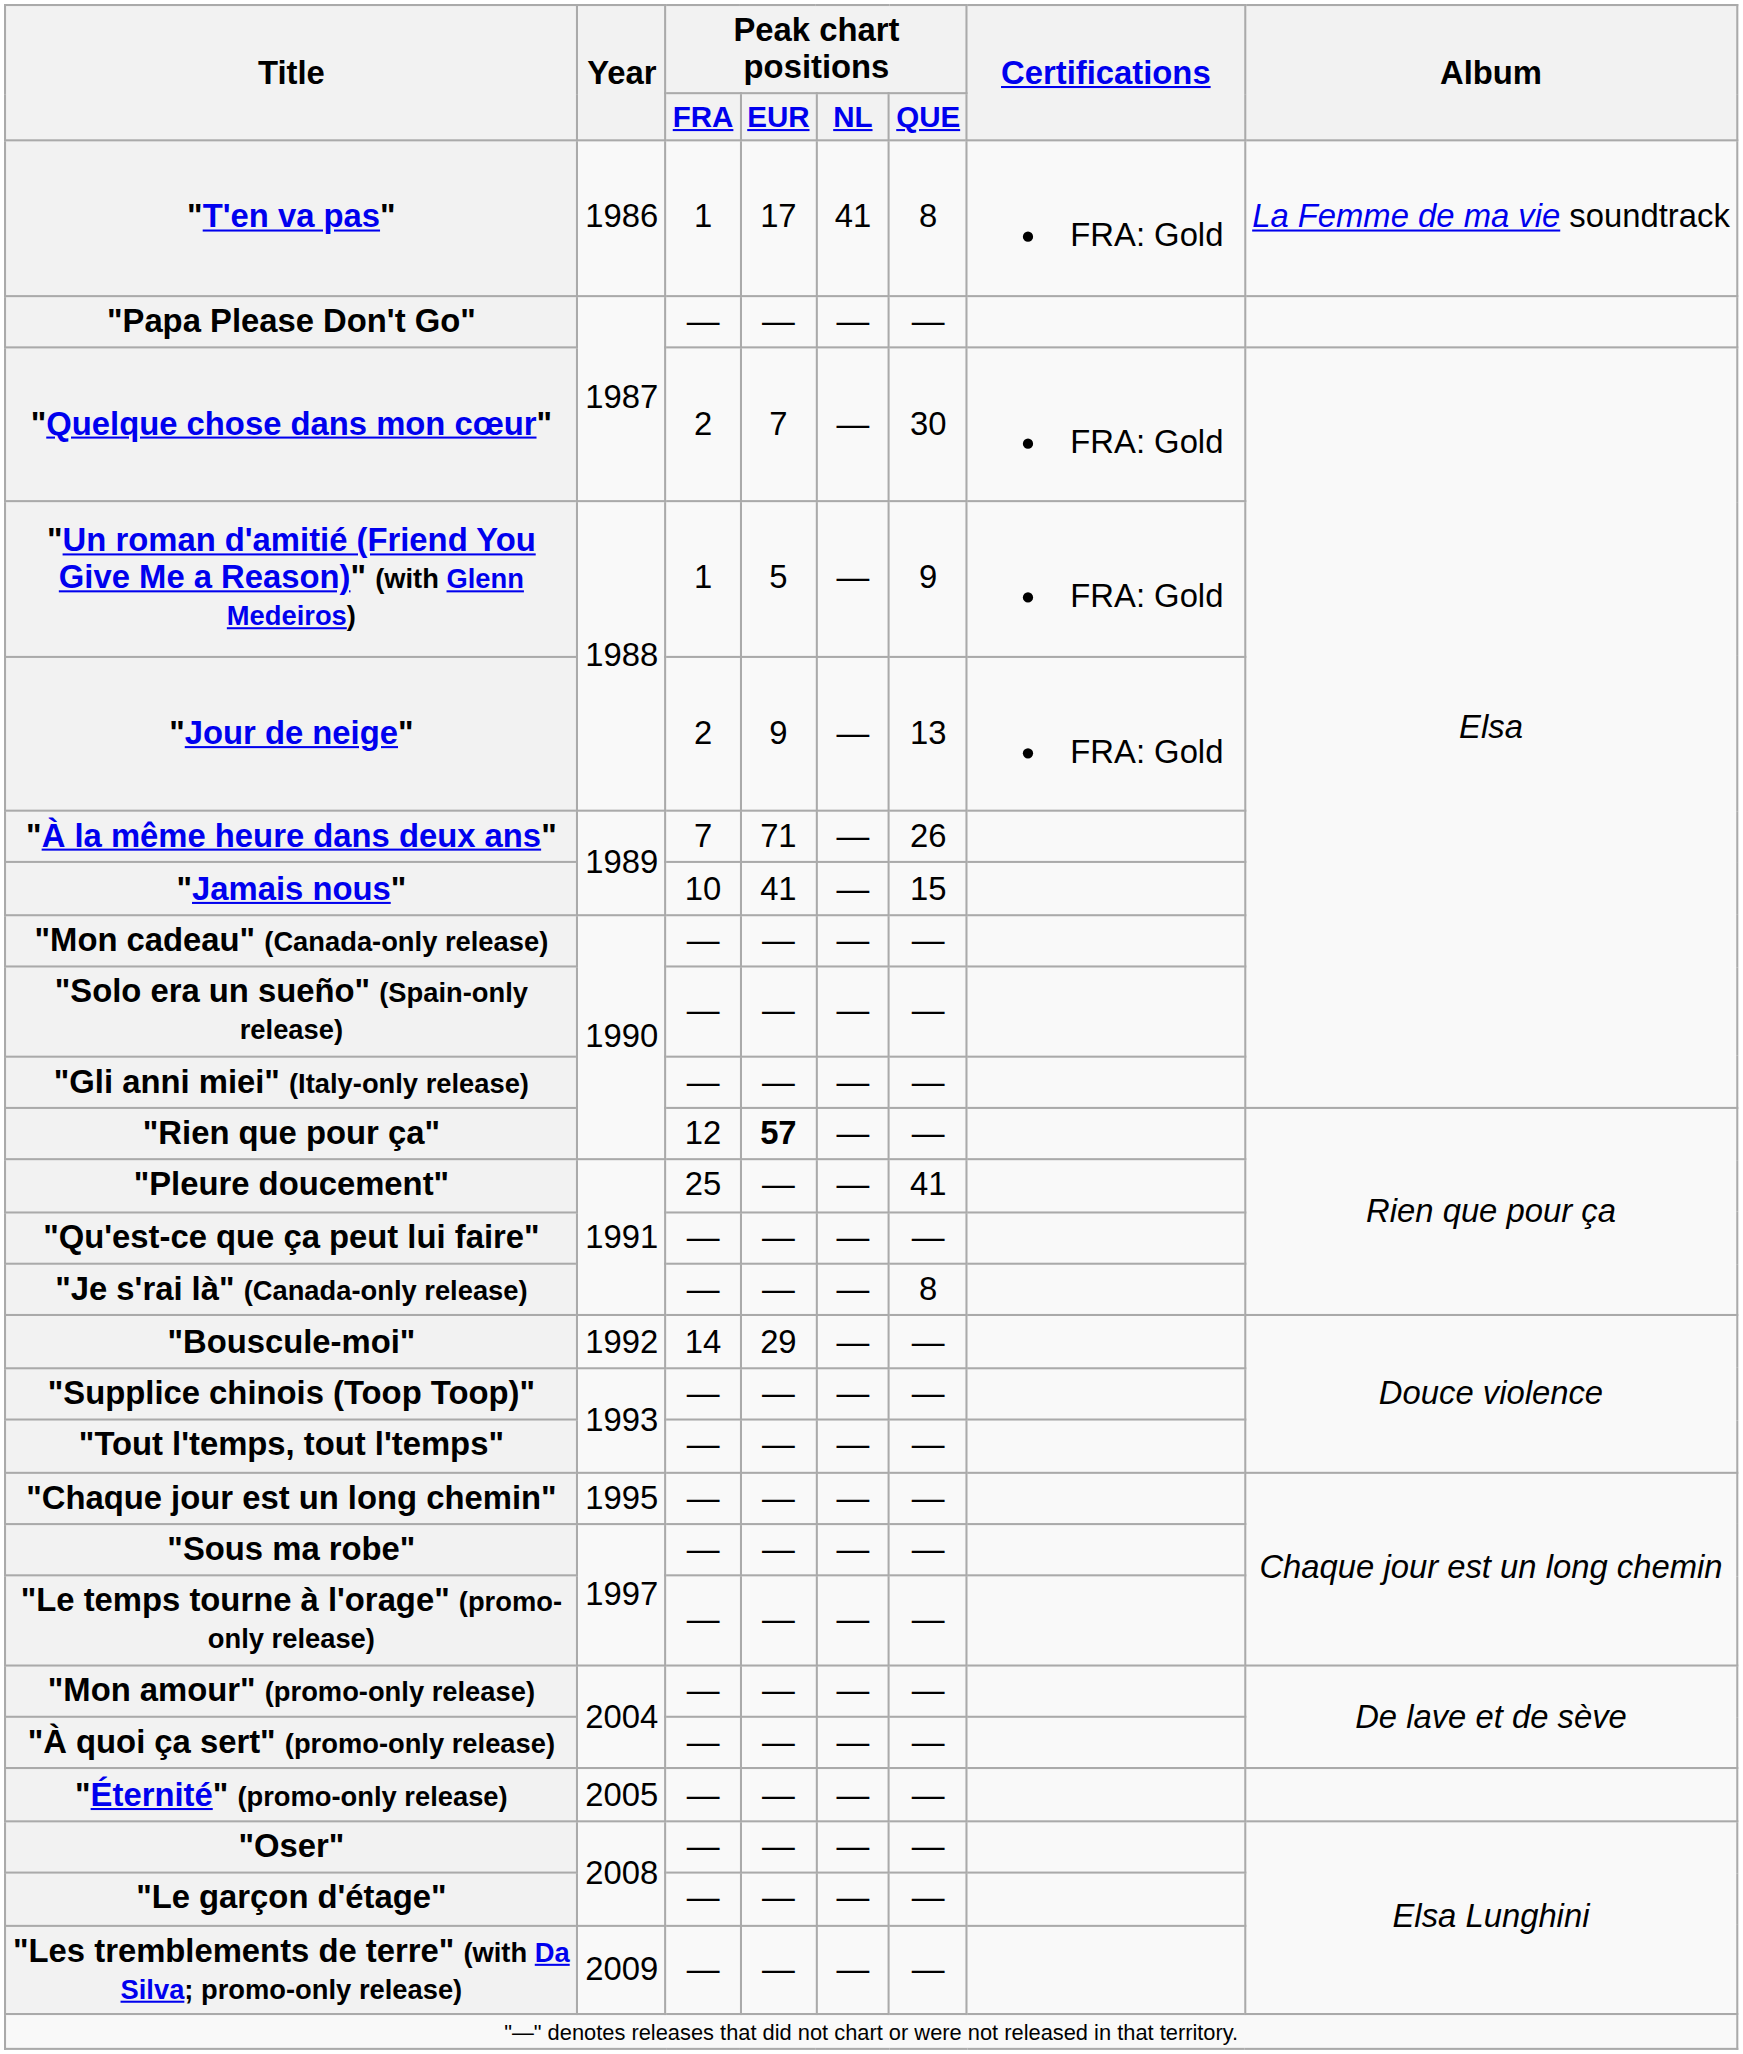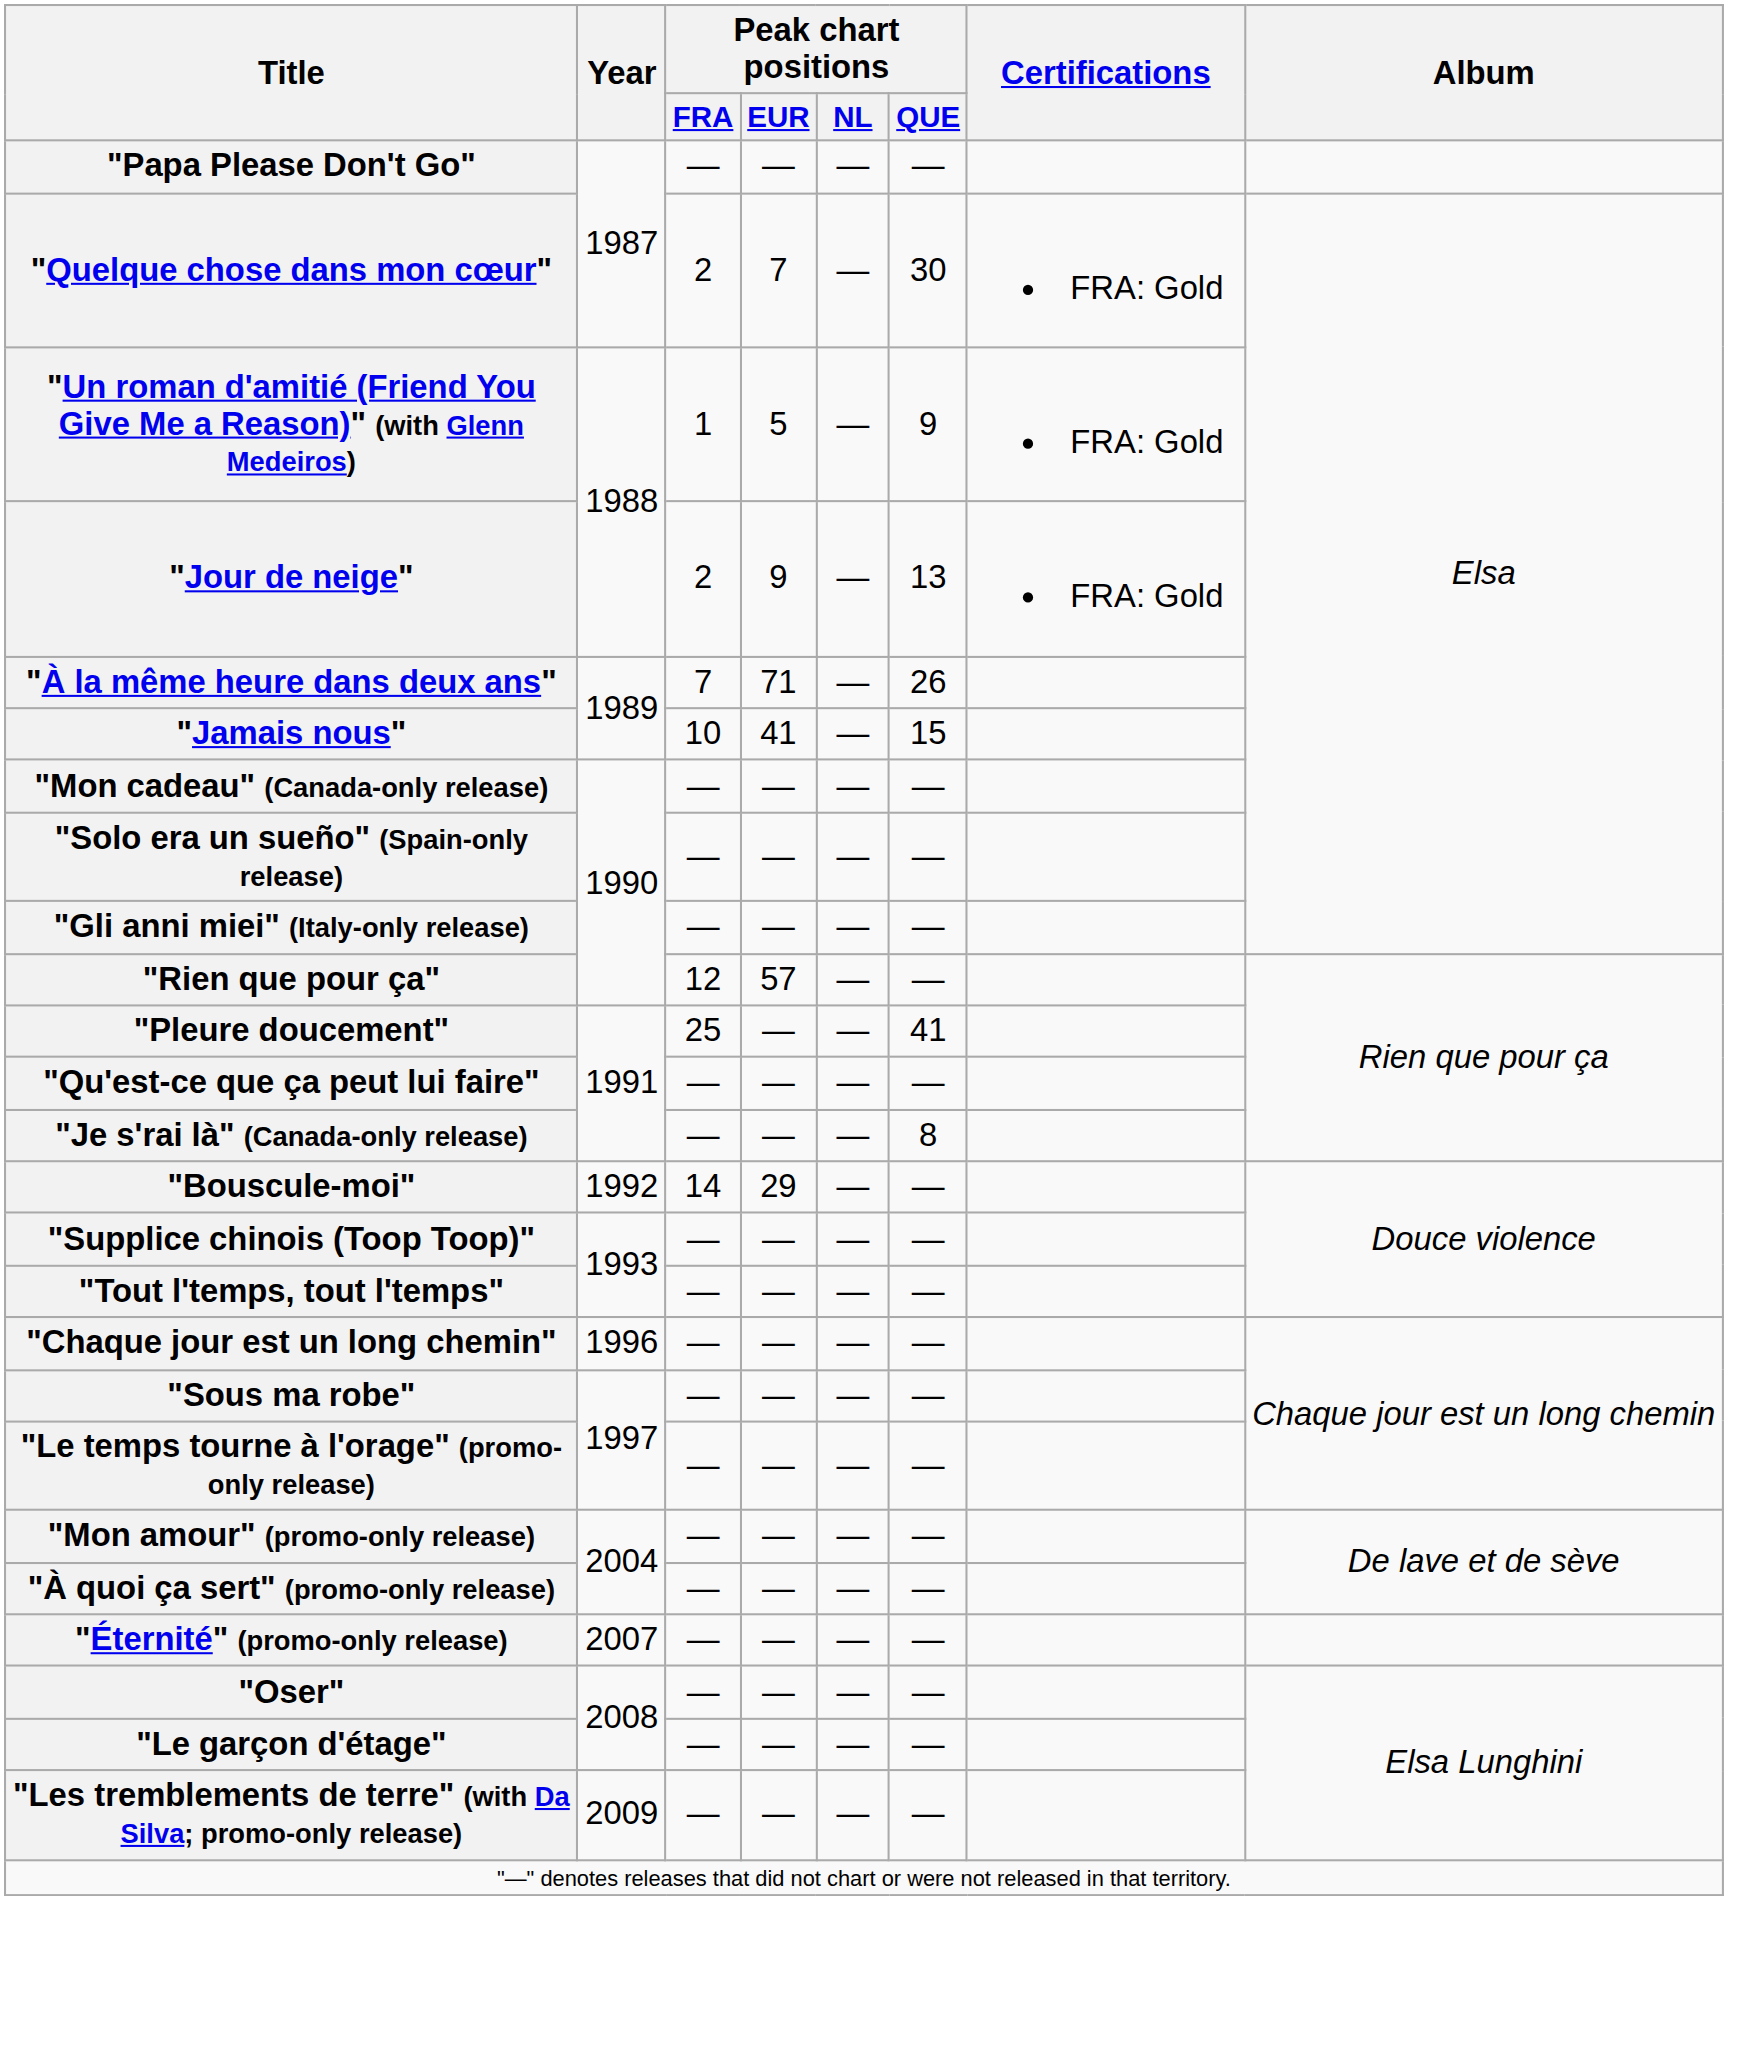- row: (291, 217)
(778, 1133) bold -> (778, 978) normal
(622, 1497) 1995 -> (622, 1342) 1996
(622, 1794) 2005 -> (622, 1639) 2007
